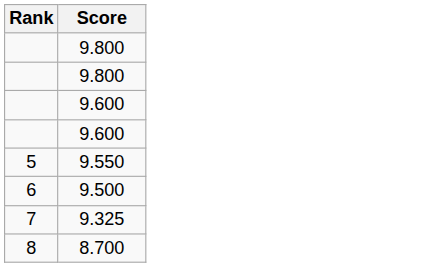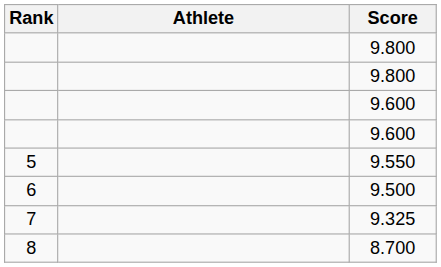+ column: (204, 18)
